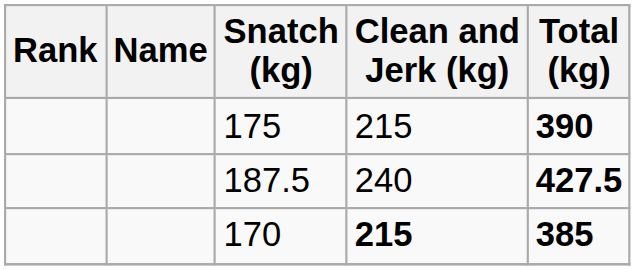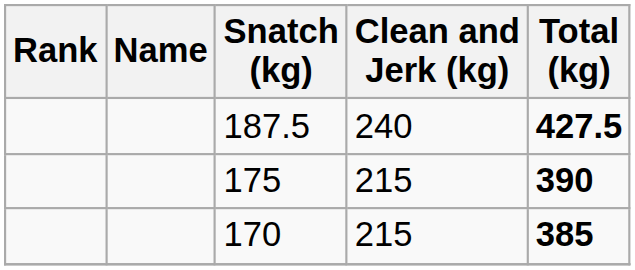rows swapped: (267, 180) <-> (252, 125)
(384, 235) bold -> (384, 235) normal
